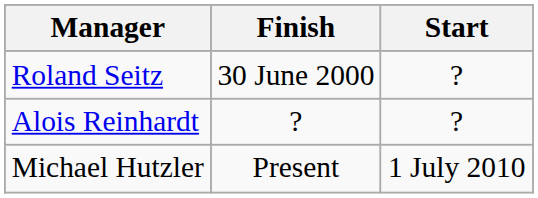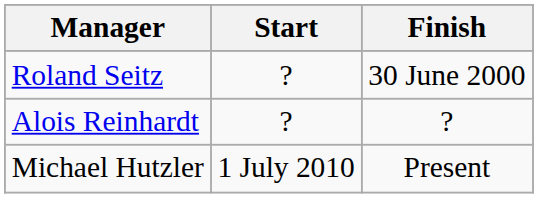columns swapped: (457, 27) <-> (296, 27)
